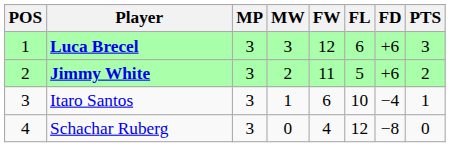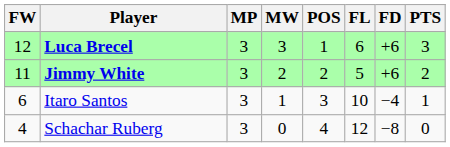columns swapped: (25, 18) <-> (327, 18)
